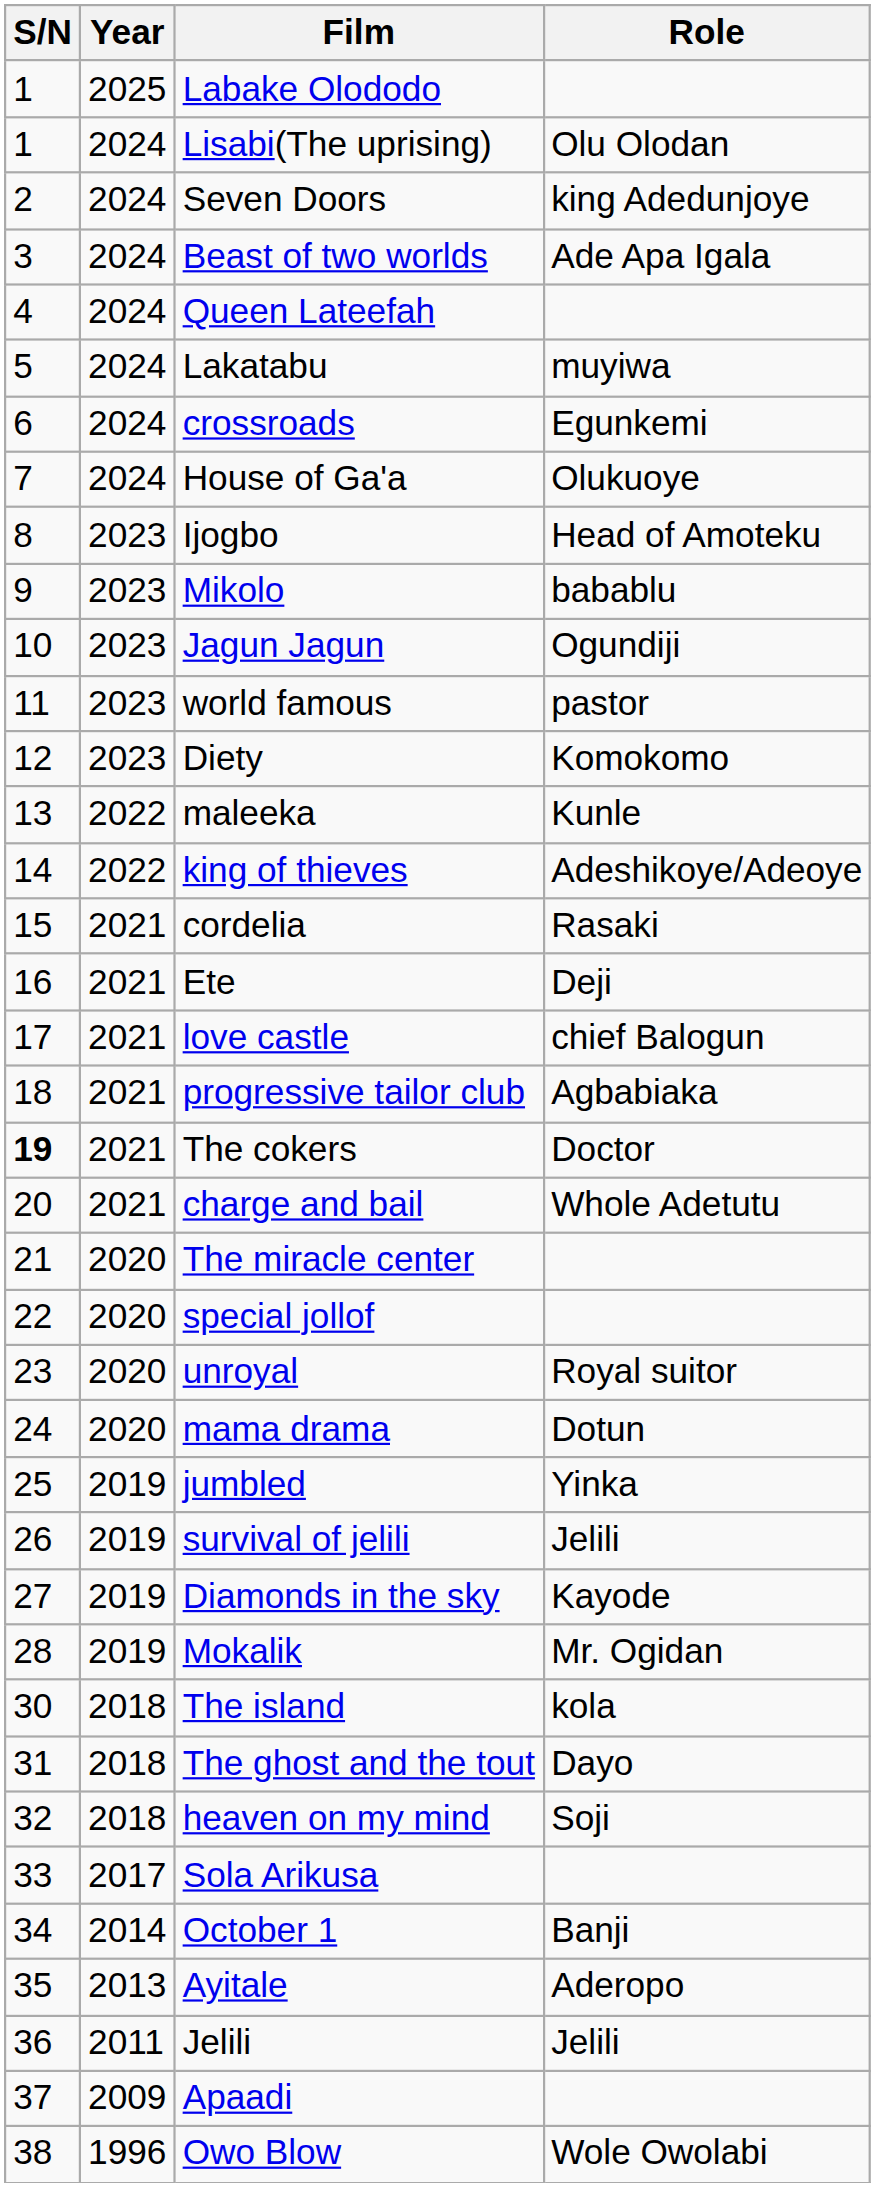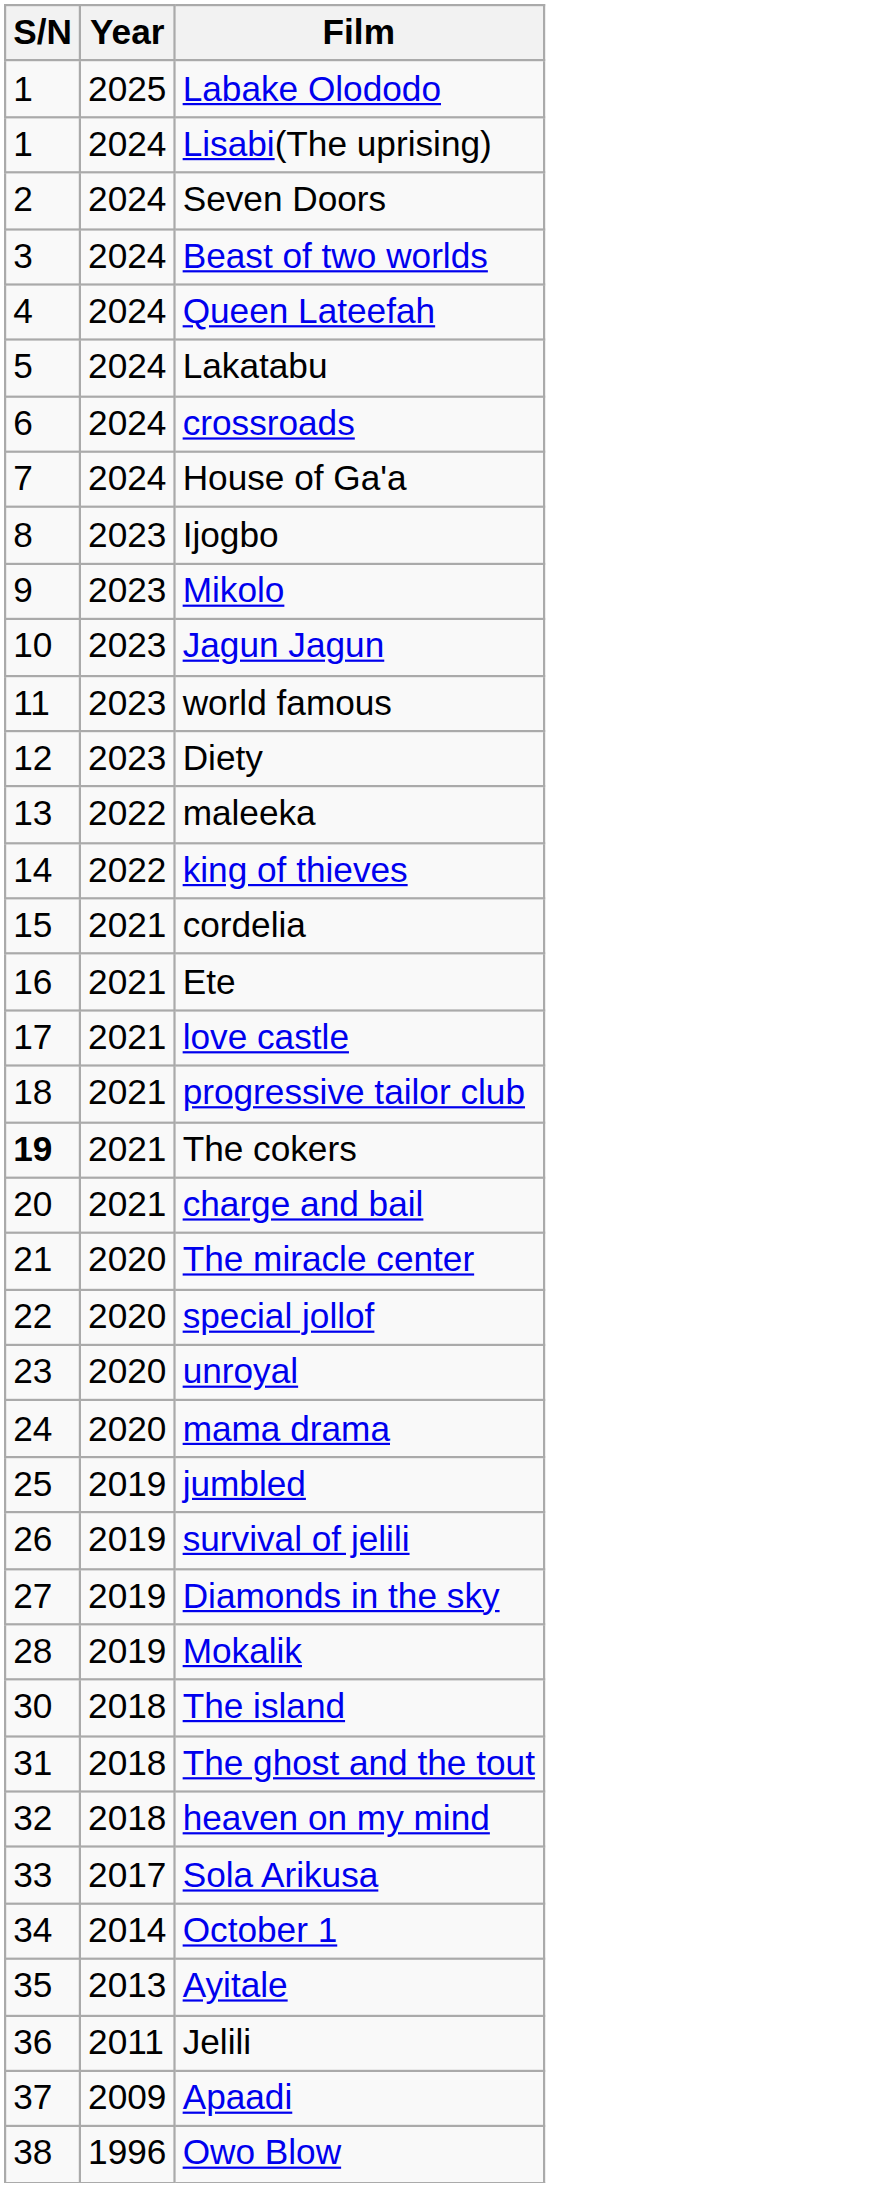- column: (707, 32)
